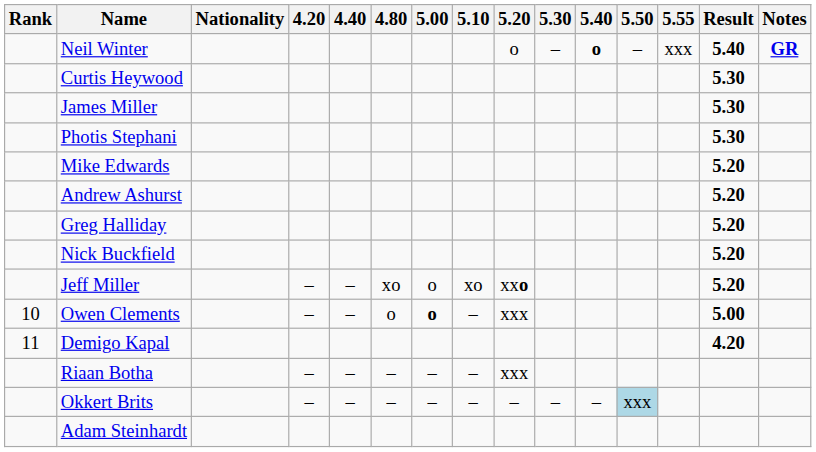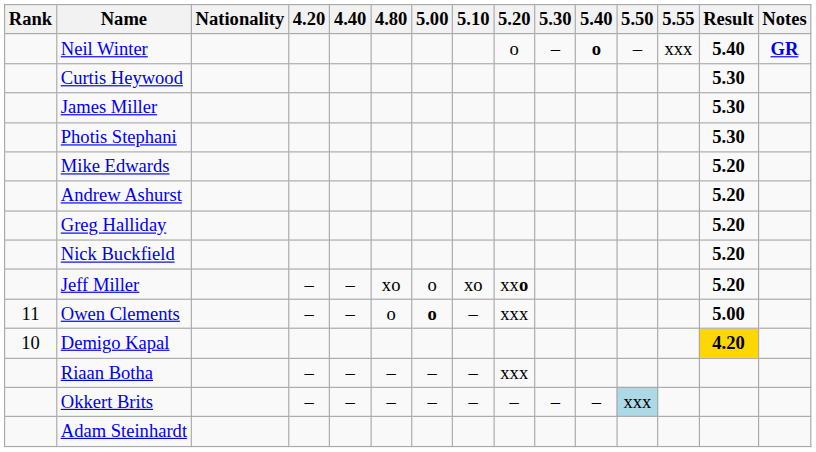(31, 313) 10 -> (31, 313) 11
(31, 343) 11 -> (31, 343) 10
(728, 343) no background -> (728, 343) gold background
